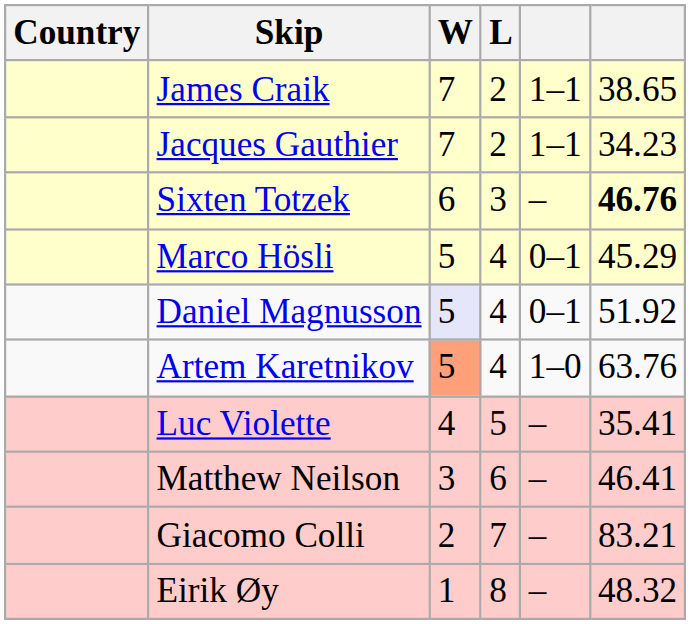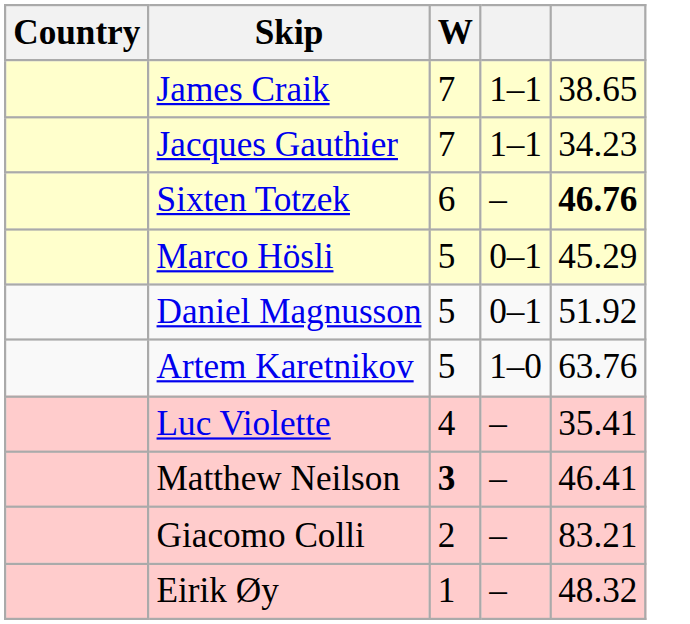- column: (501, 32)
(447, 311) lavender background -> (447, 311) no background
(447, 367) lightsalmon background -> (447, 367) no background
(447, 479) normal -> (447, 479) bold
